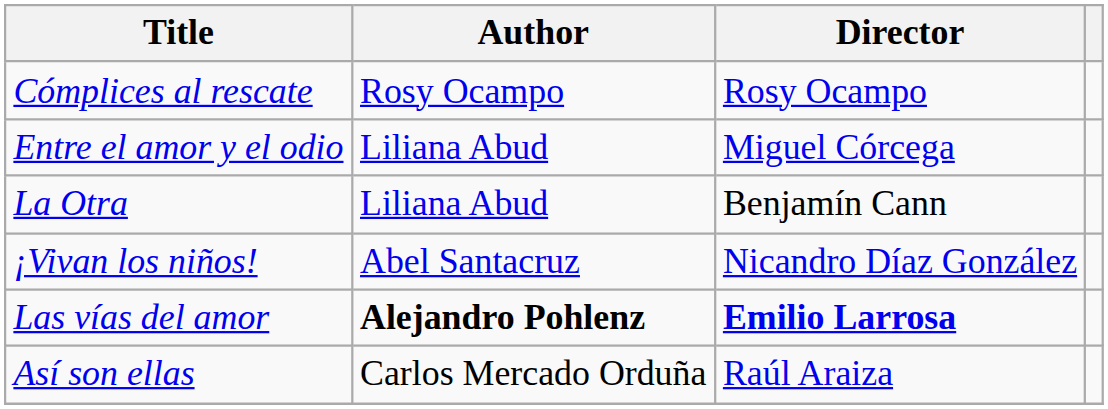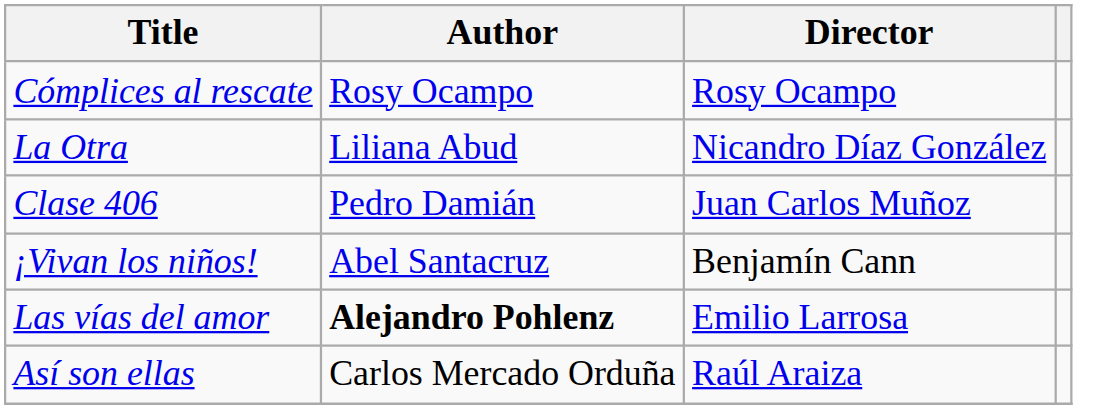- row: (178, 146)
(835, 203) Benjamín Cann -> (869, 146) Nicandro Díaz González
+ row: (86, 203)
(900, 260) Nicandro Díaz González -> (804, 260) Benjamín Cann
(840, 317) bold -> (800, 317) normal
